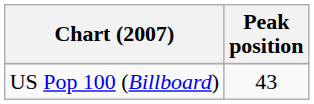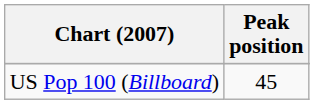(266, 81) 43 -> (266, 81) 45
